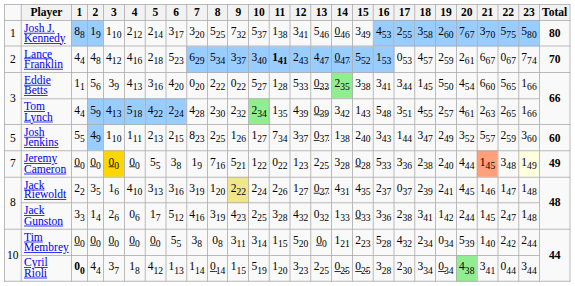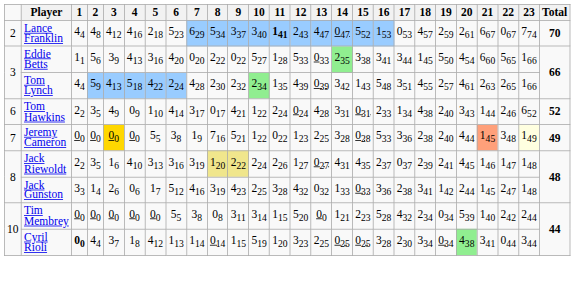- row: (45, 33)
- row: (41, 138)
+ row: (44, 112)
(218, 190) no background -> (218, 163) khaki background
